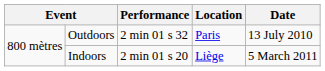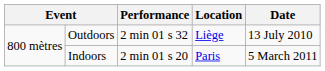(208, 35) Paris -> (209, 35) Liège
(209, 56) Liège -> (208, 56) Paris
